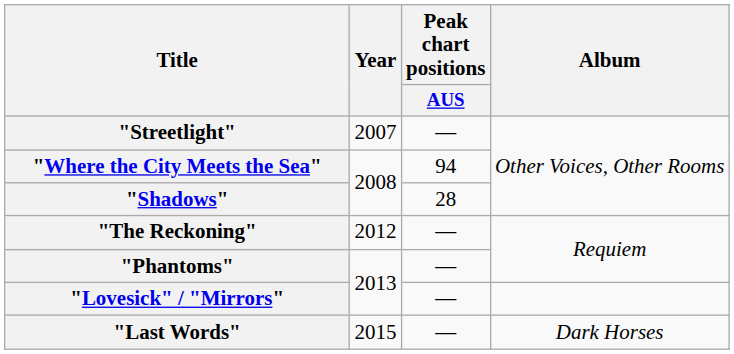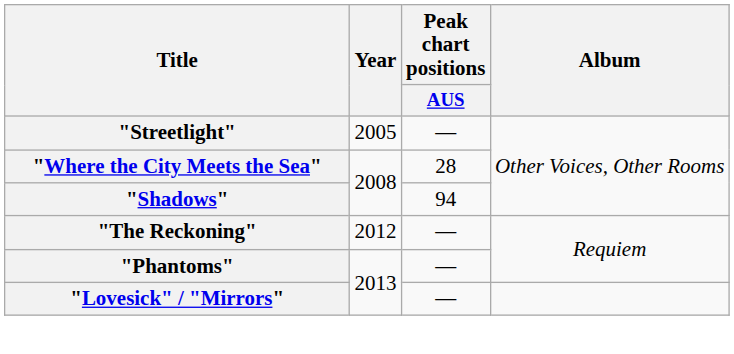(375, 132) 2007 -> (375, 132) 2005
(446, 165) 94 -> (446, 165) 28
(446, 199) 28 -> (446, 199) 94
- row: (177, 332)
